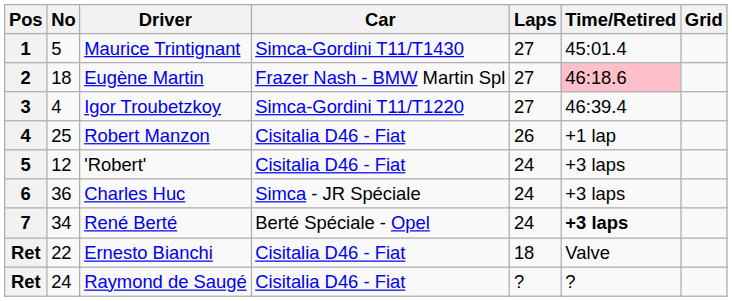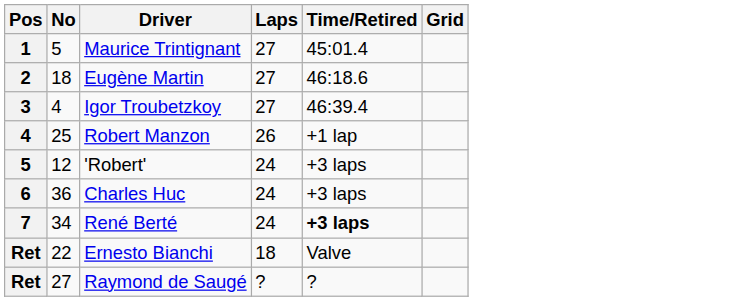- column: (380, 19)
(596, 78) pink background -> (337, 78) no background
(61, 281) 24 -> (61, 281) 27
